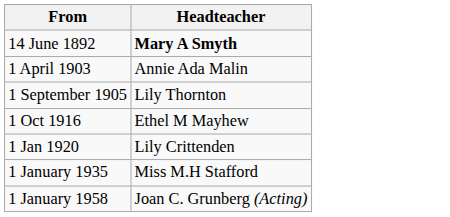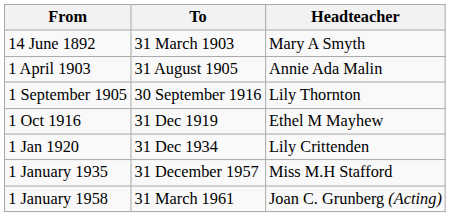+ column: (198, 17)
(186, 43) bold -> (317, 43) normal
